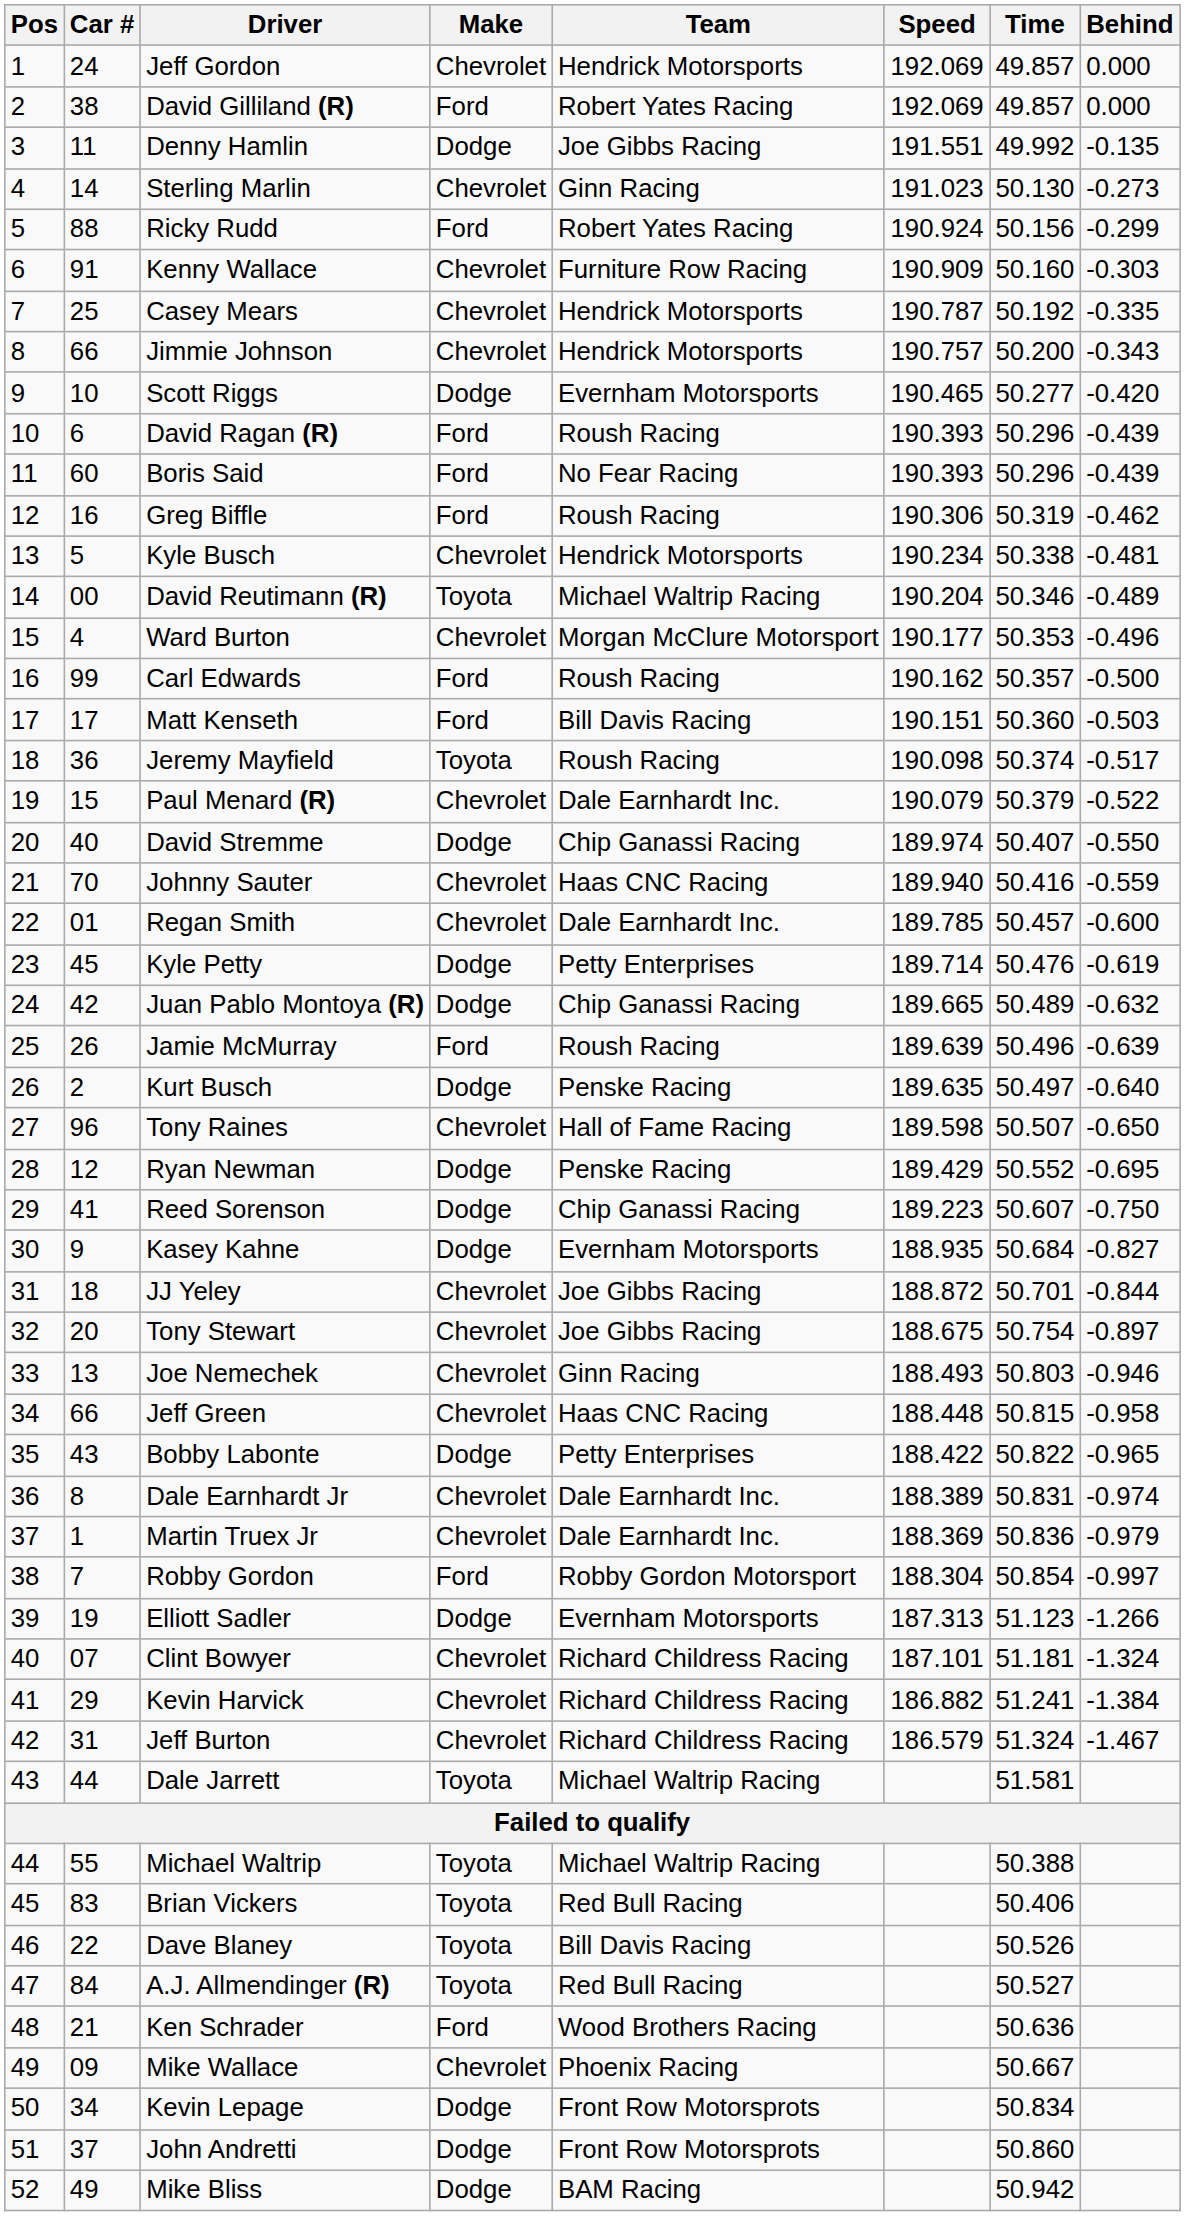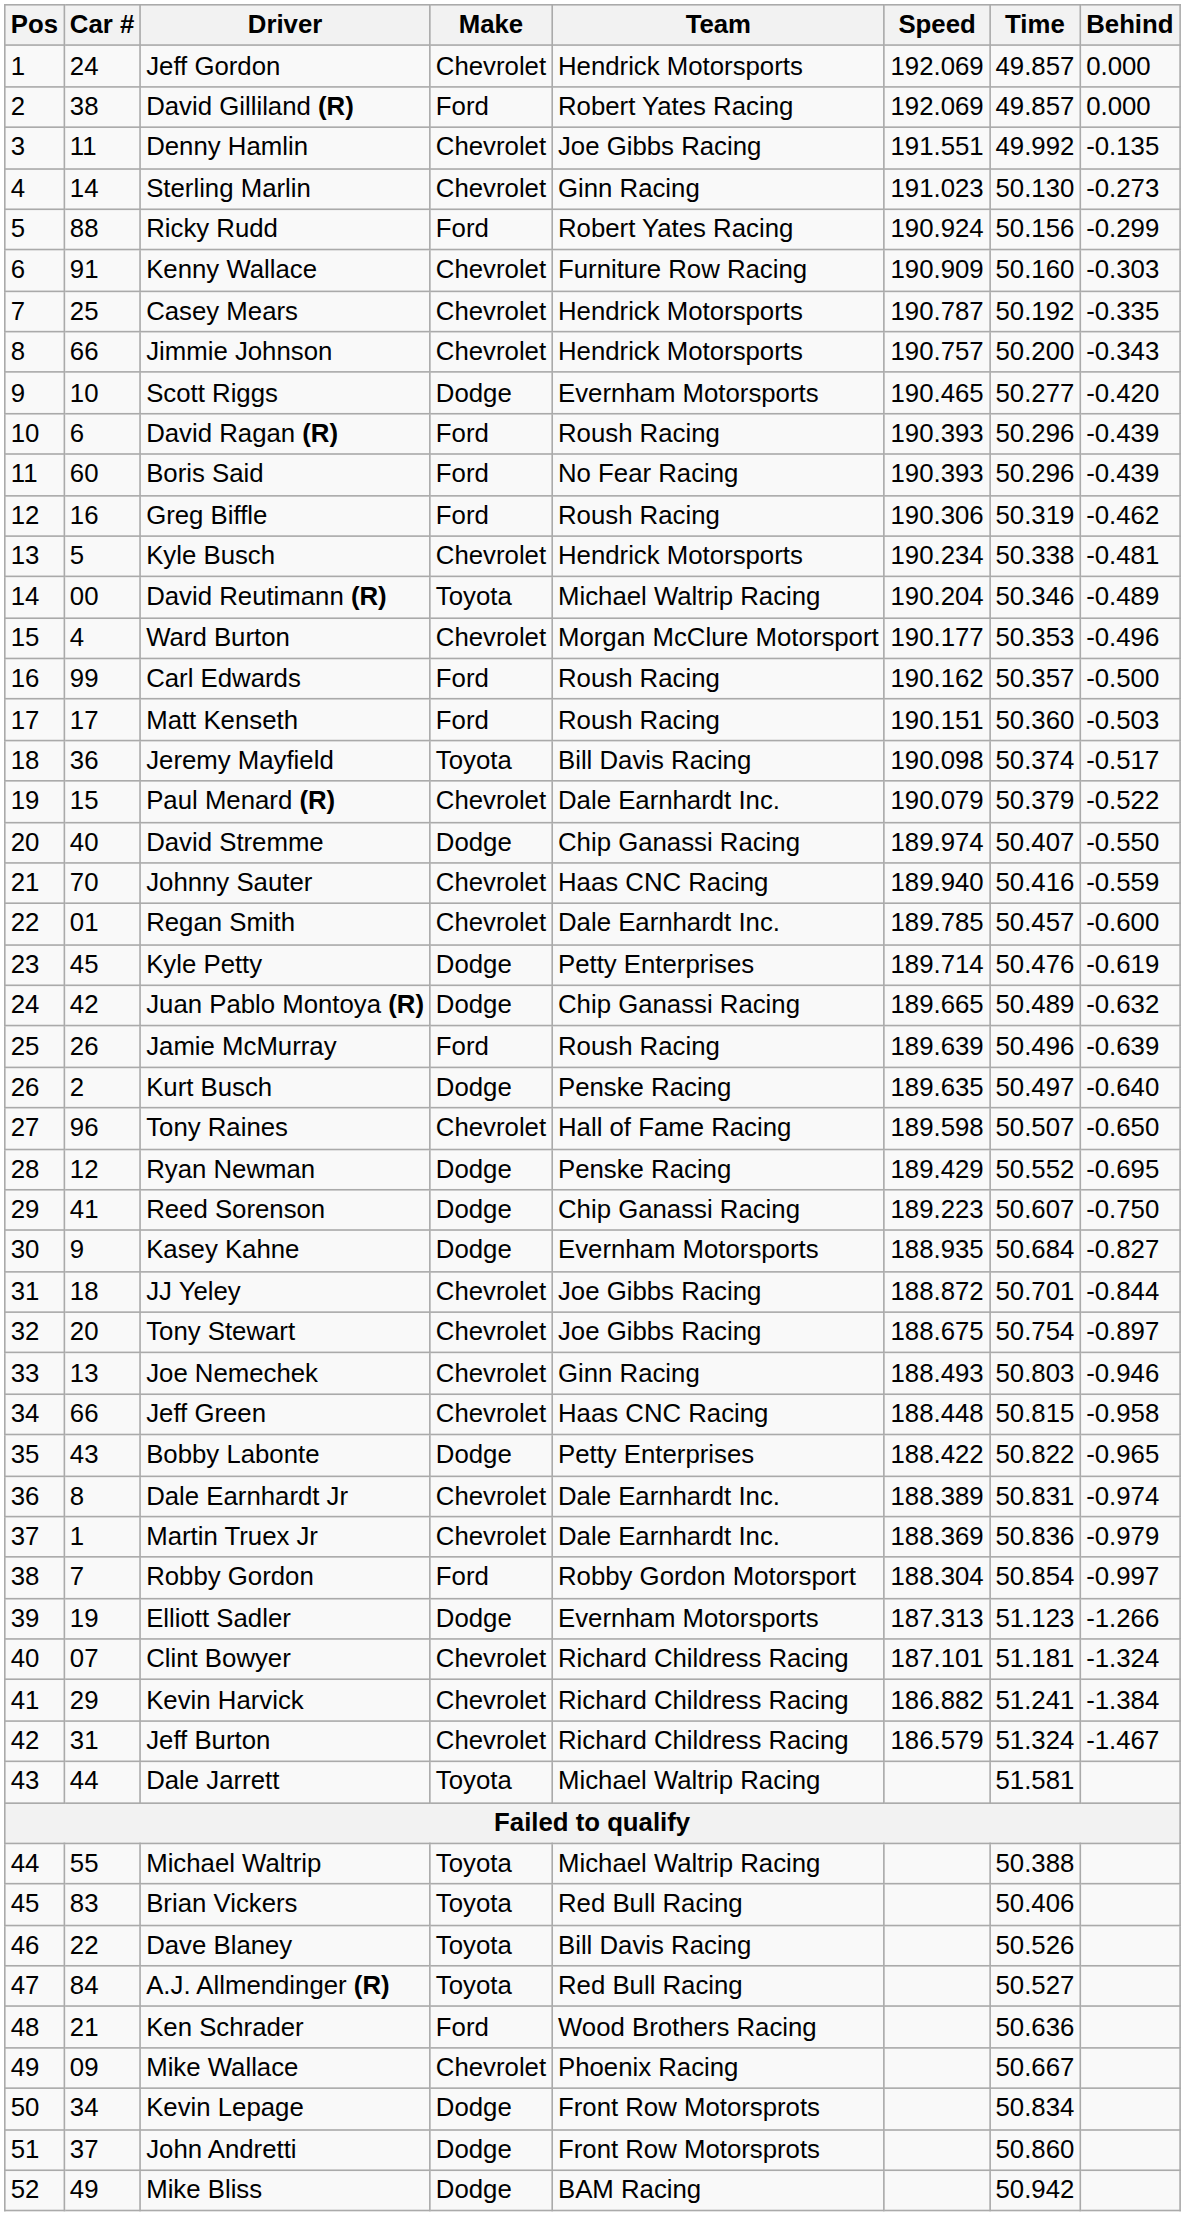(474, 147) Dodge -> (491, 147) Chevrolet
(655, 719) Bill Davis Racing -> (639, 719) Roush Racing
(639, 760) Roush Racing -> (655, 760) Bill Davis Racing
